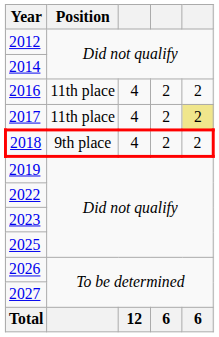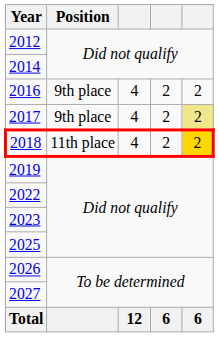(83, 91) 11th place -> (83, 91) 9th place
(83, 116) 11th place -> (83, 116) 9th place
(83, 143) 9th place -> (83, 143) 11th place
(197, 143) no background -> (197, 143) gold background
